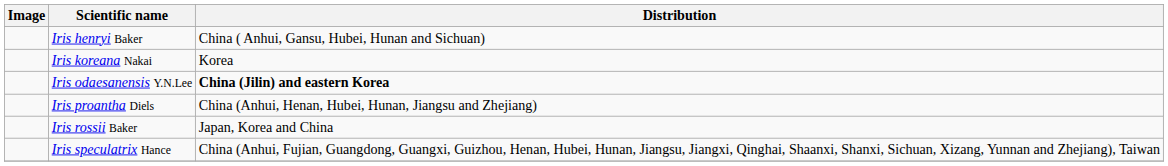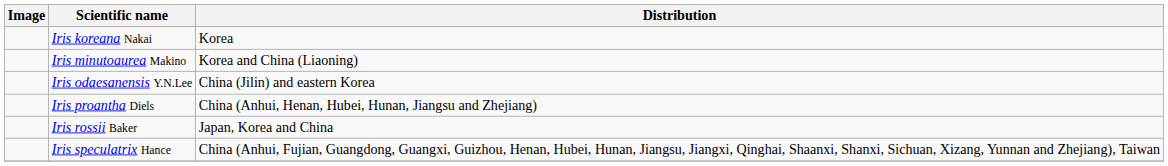- row: (97, 37)
+ row: (119, 60)
(294, 82) bold -> (287, 82) normal
